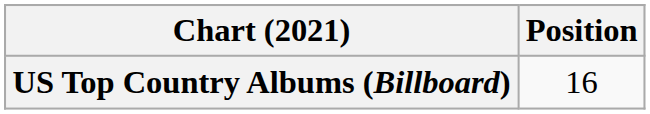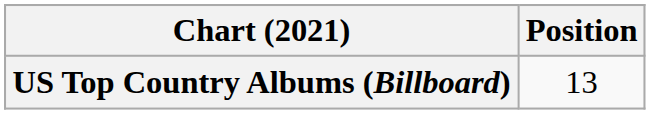(582, 81) 16 -> (582, 81) 13
